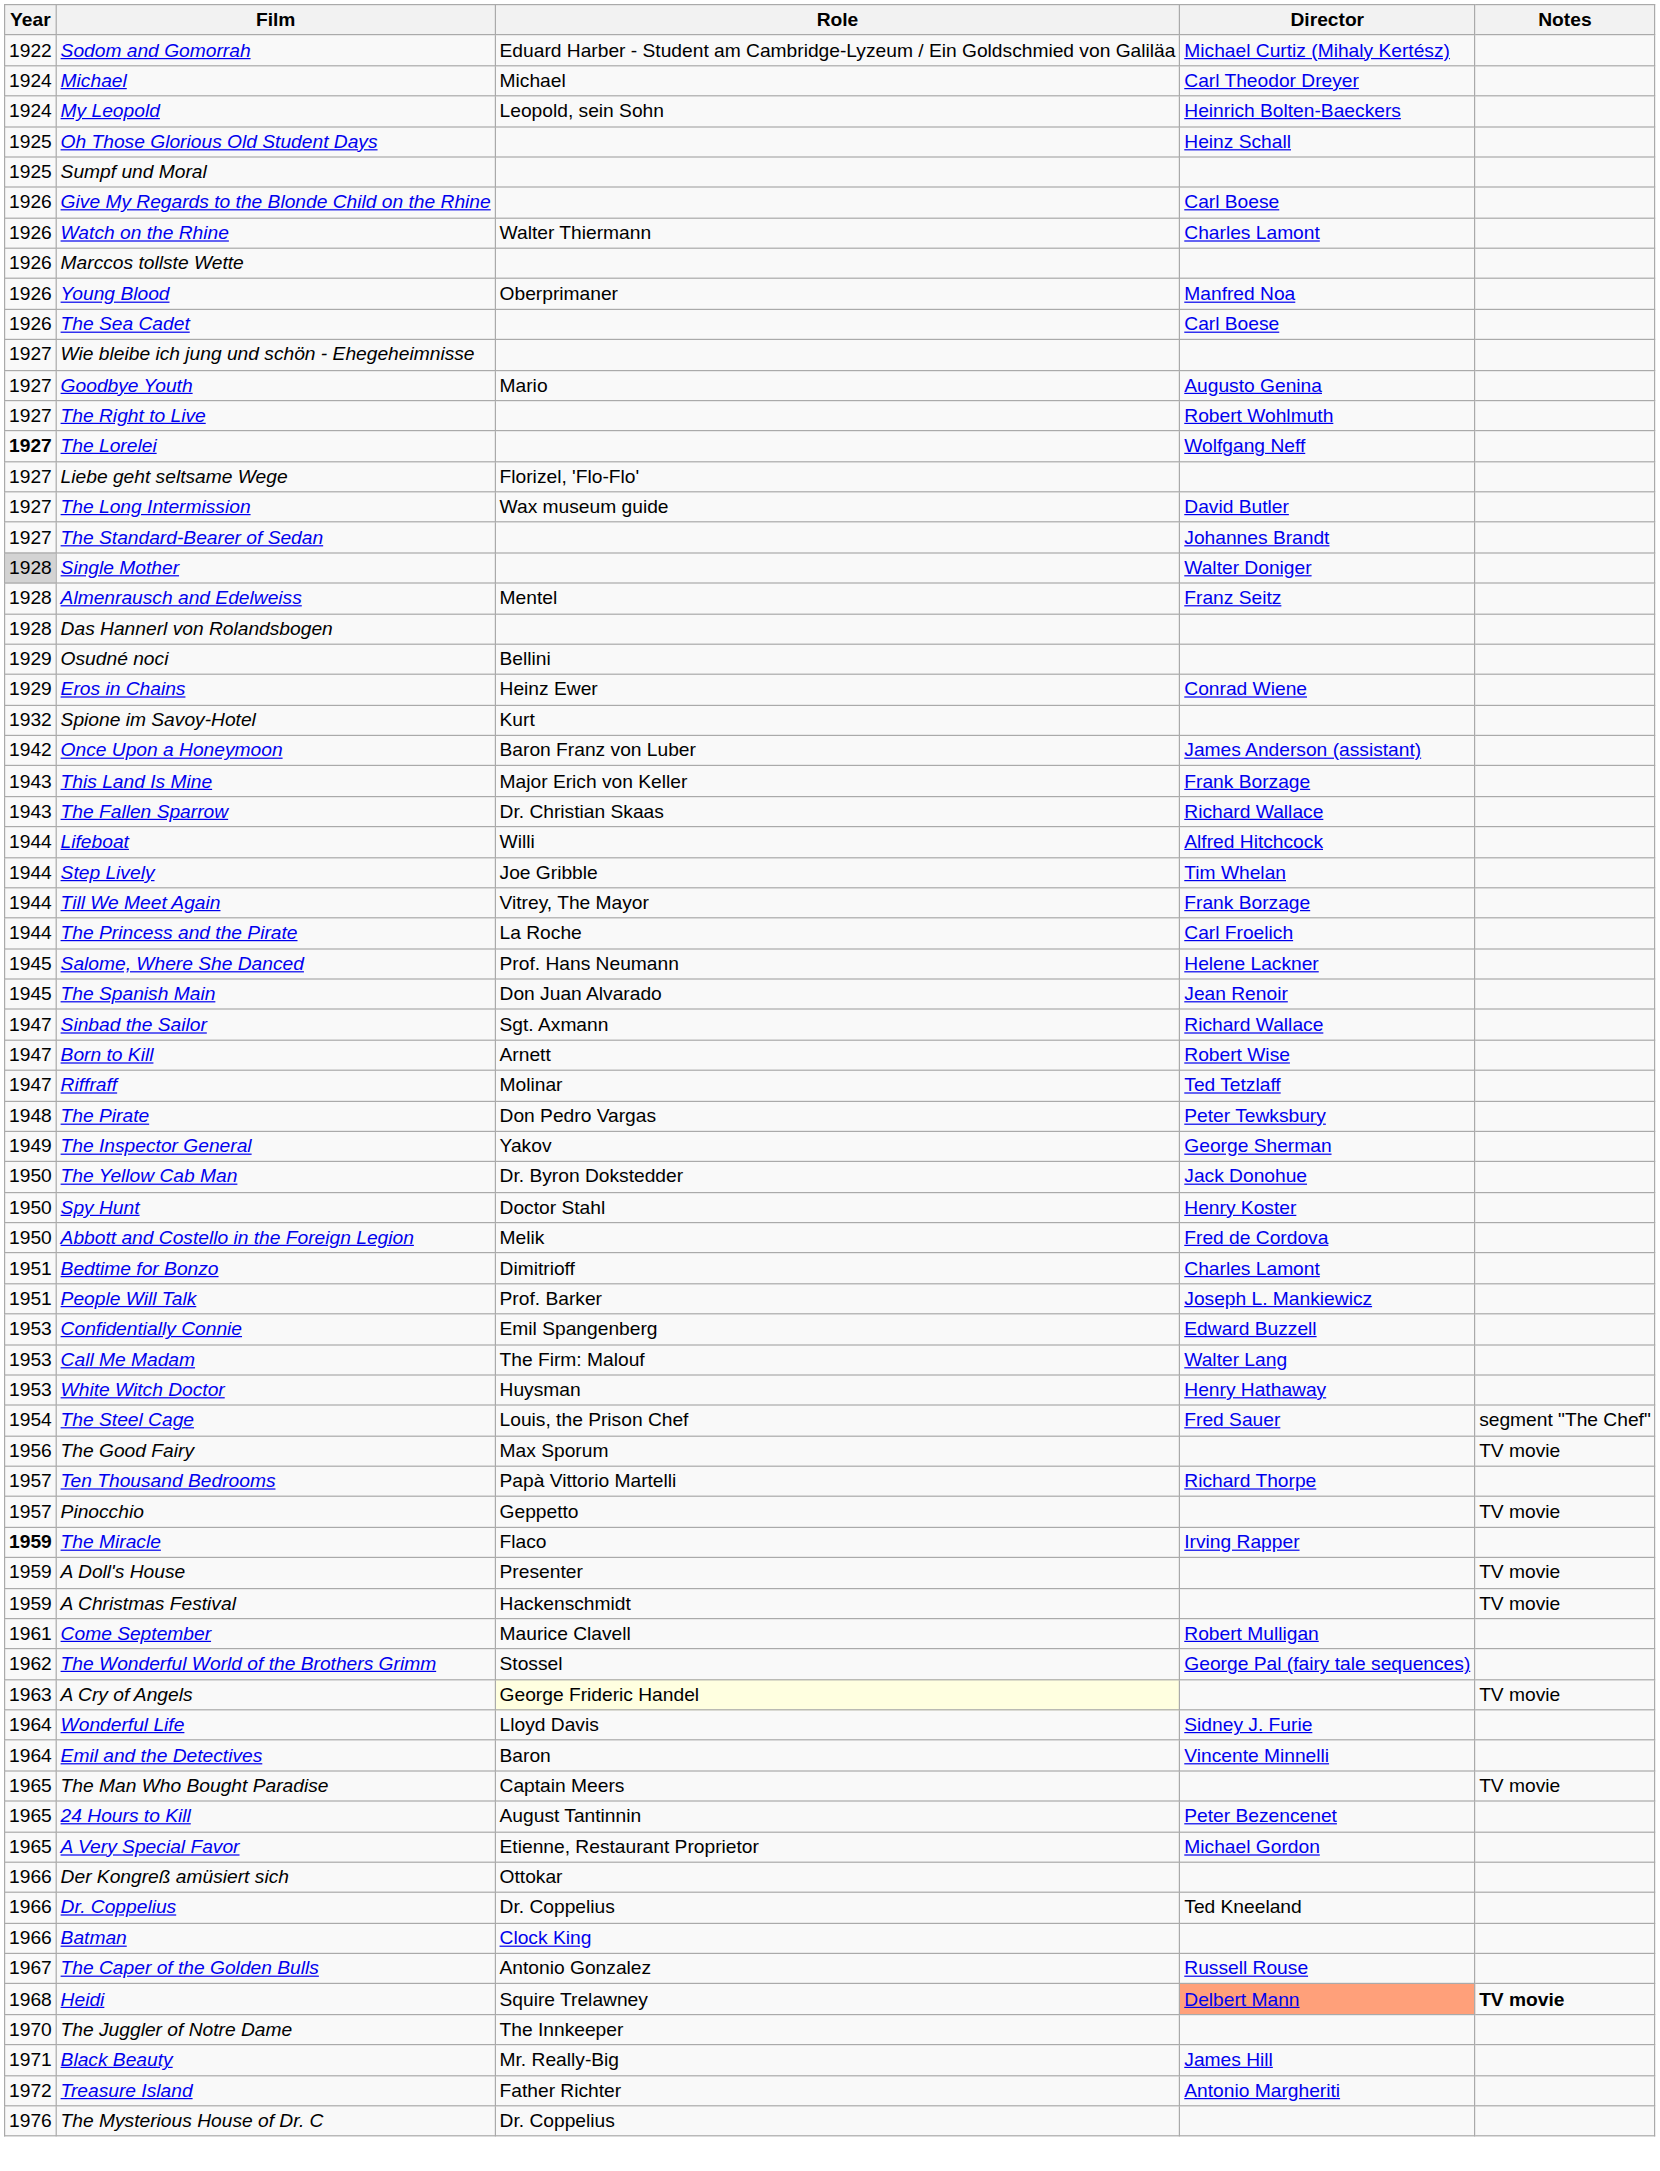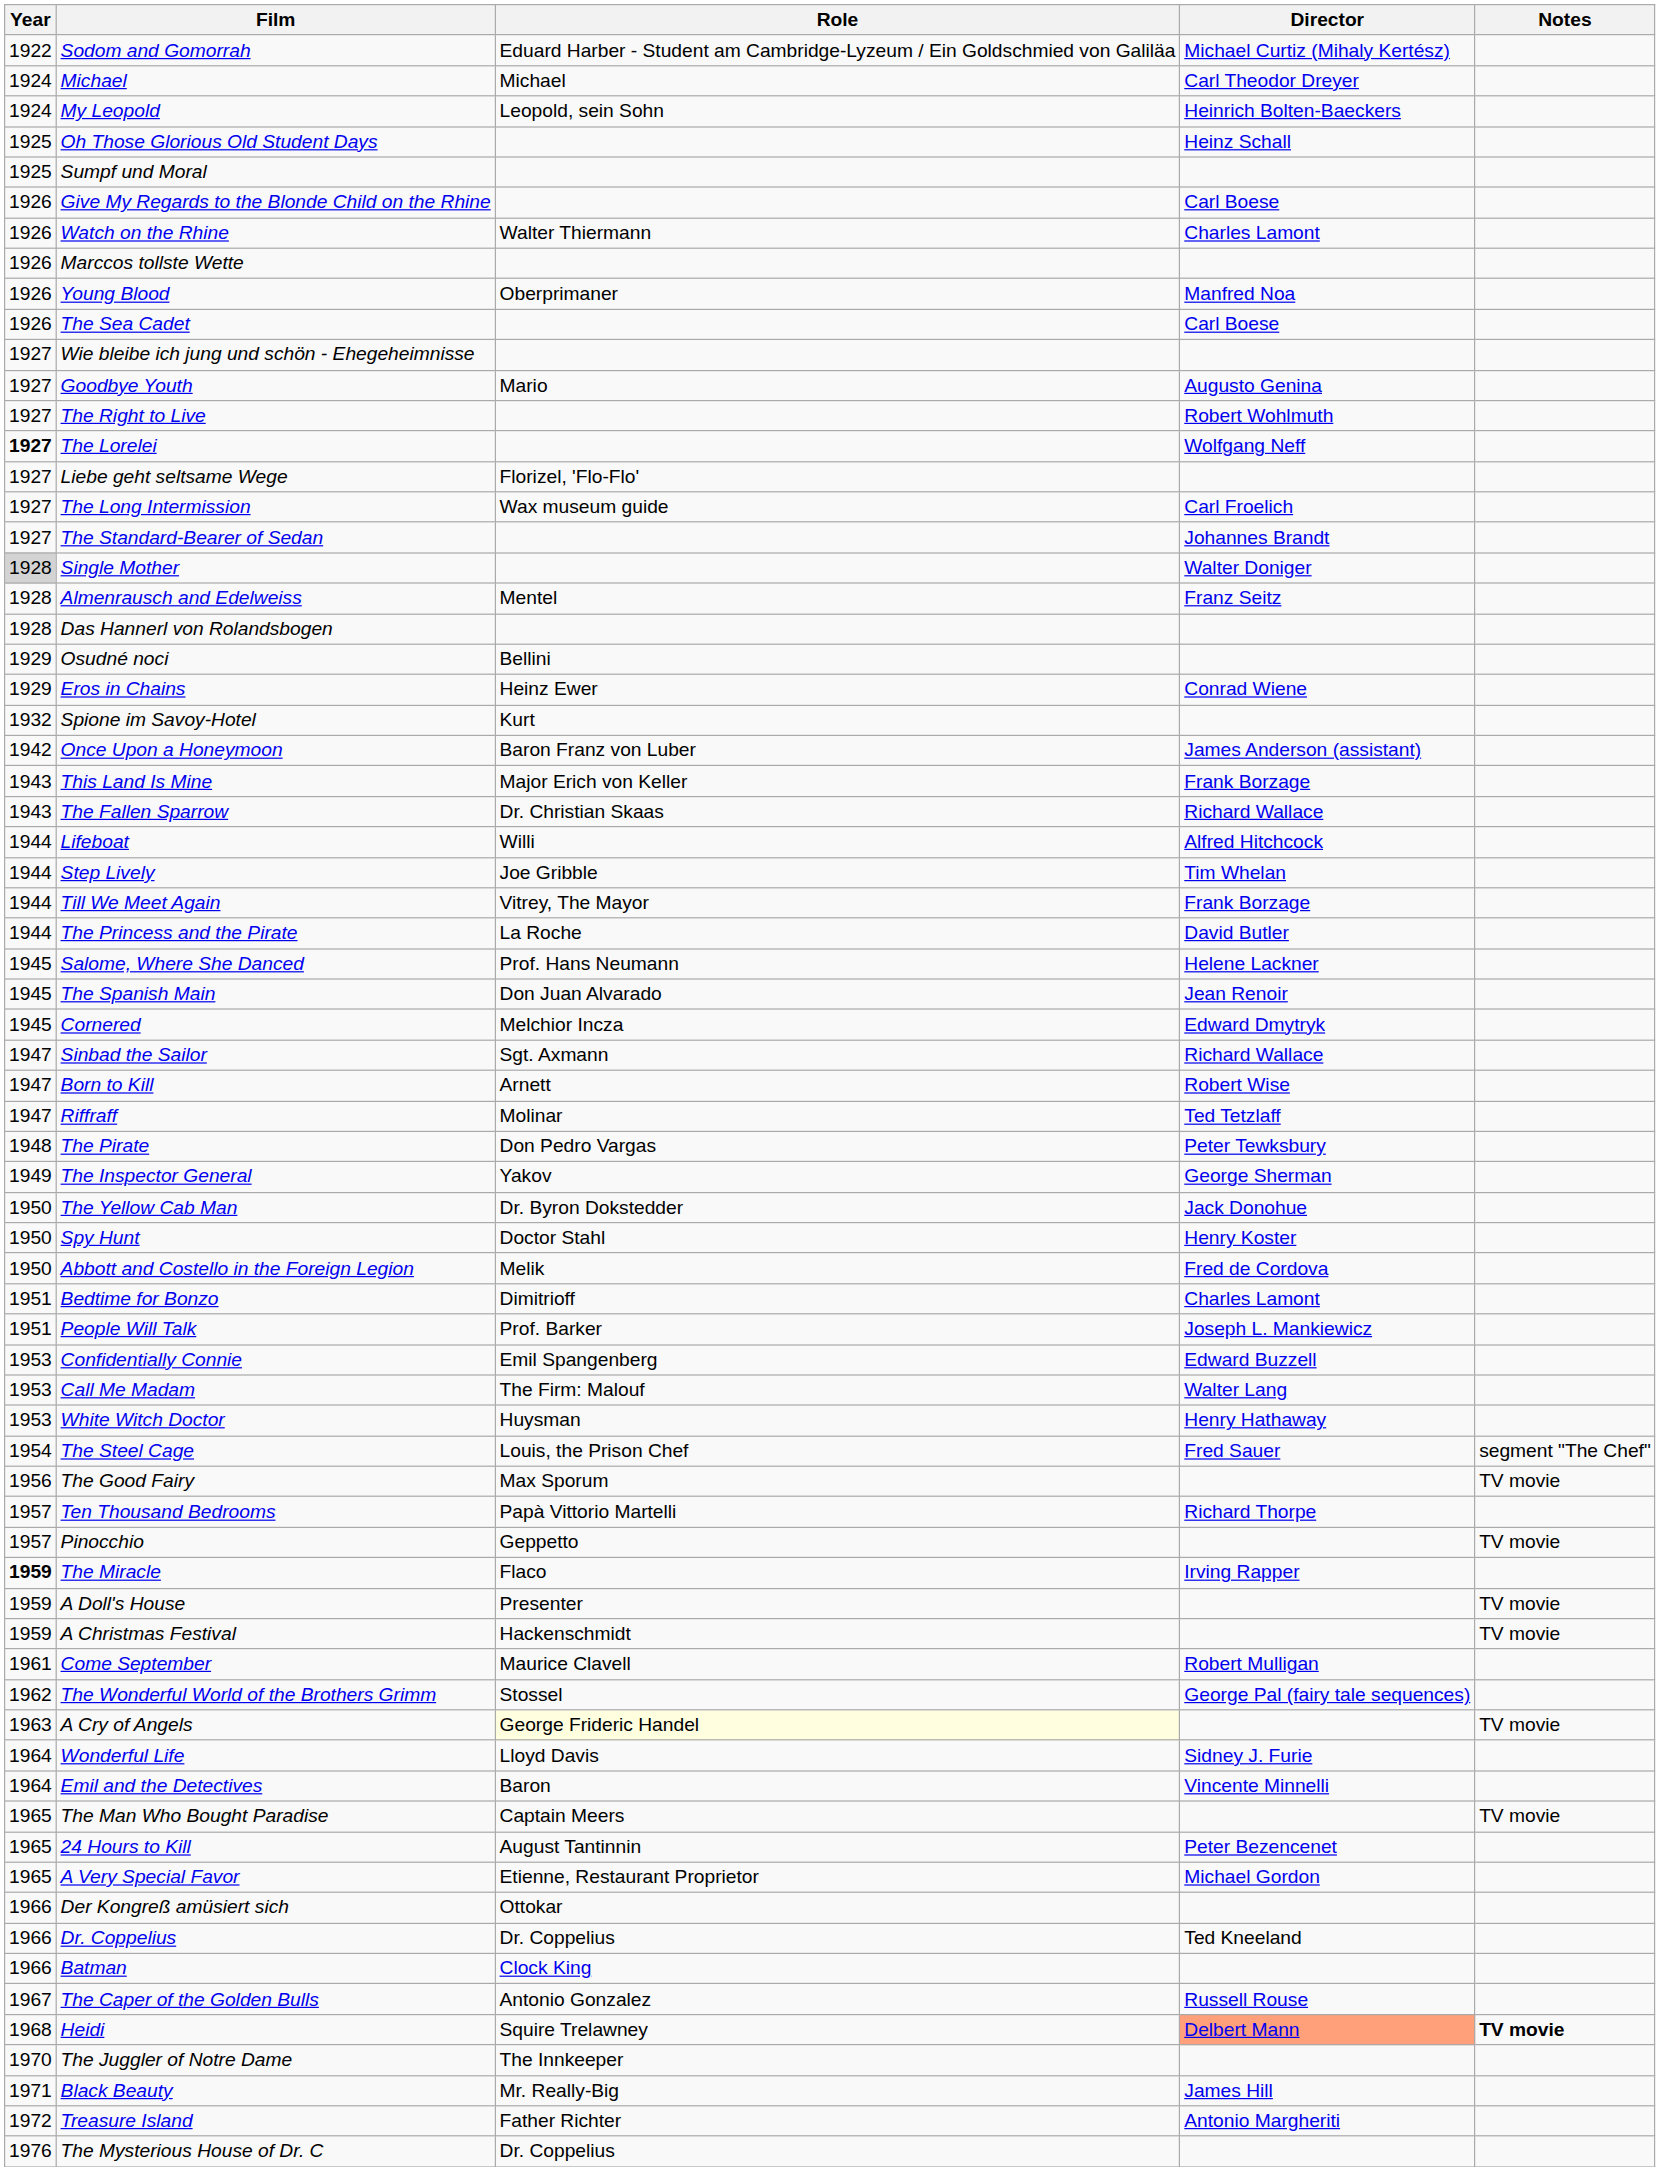(1237, 506) David Butler -> (1239, 506) Carl Froelich
(1239, 933) Carl Froelich -> (1237, 933) David Butler
+ row: (101, 1024)
